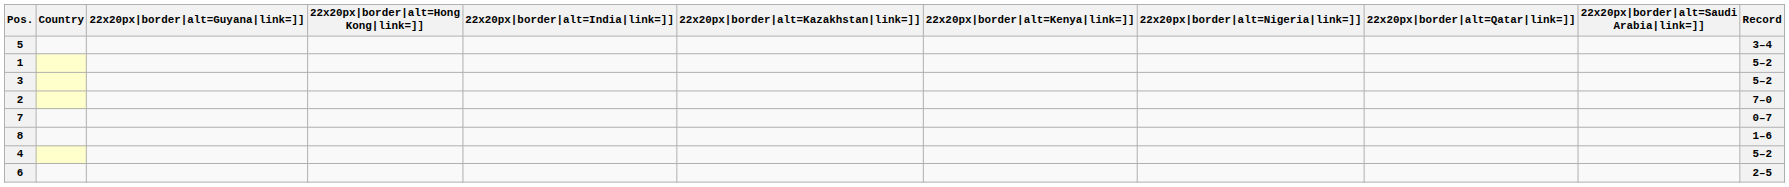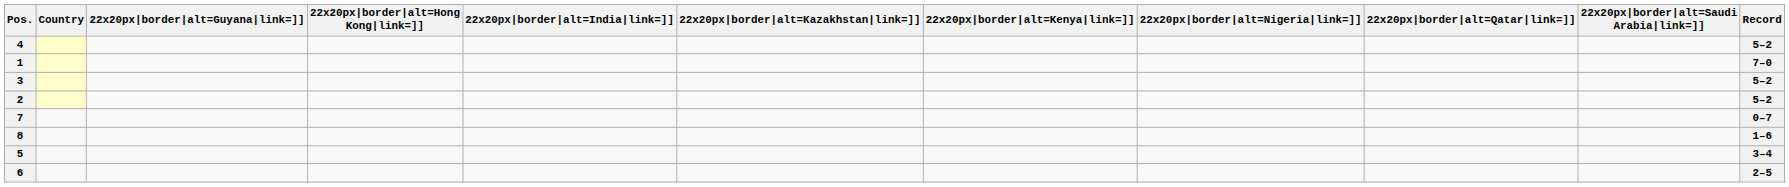rows swapped: (20, 154) <-> (20, 45)
(1762, 63) 5–2 -> (1762, 63) 7–0
(1762, 99) 7–0 -> (1762, 99) 5–2
